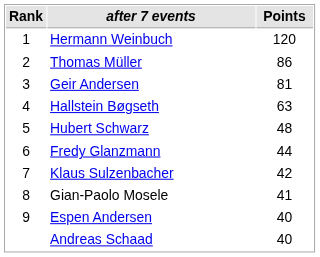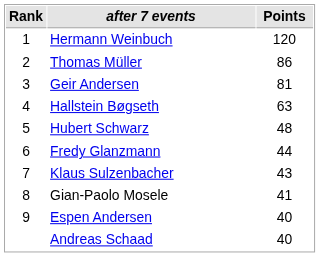(284, 173) 42 -> (284, 173) 43
